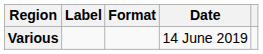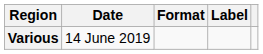columns swapped: (205, 15) <-> (83, 15)
